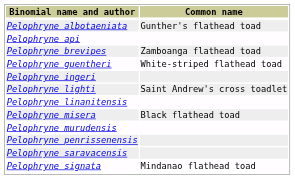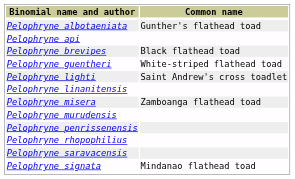(201, 51) Zamboanga flathead toad -> (190, 51) Black flathead toad
- row: (51, 77)
(190, 115) Black flathead toad -> (201, 102) Zamboanga flathead toad
+ row: (67, 140)
